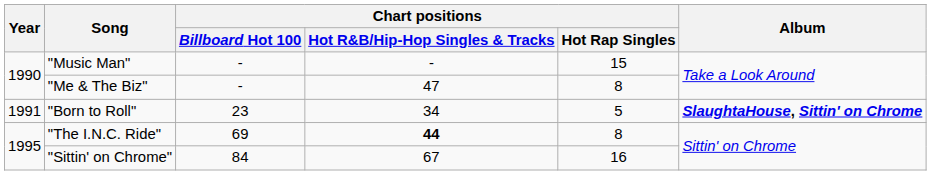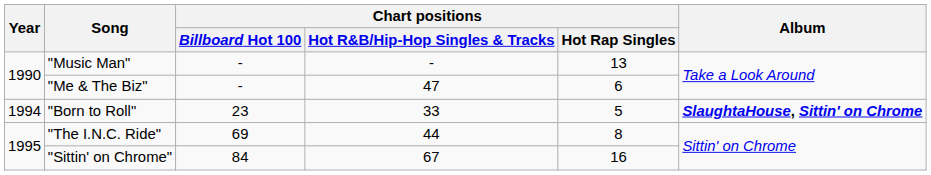(618, 63) 15 -> (618, 63) 13
(618, 87) 8 -> (618, 87) 6
(24, 110) 1991 -> (24, 110) 1994
(431, 110) 34 -> (431, 110) 33
(431, 134) bold -> (431, 134) normal
